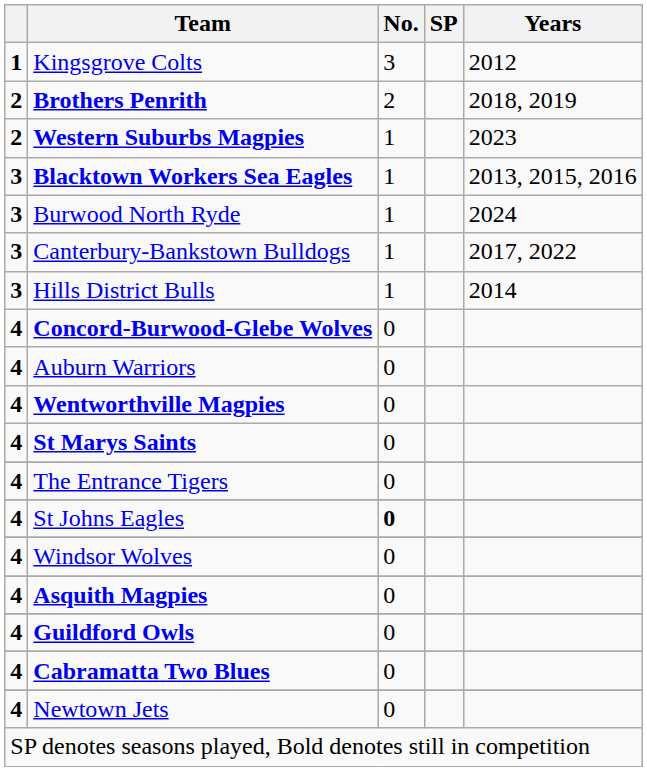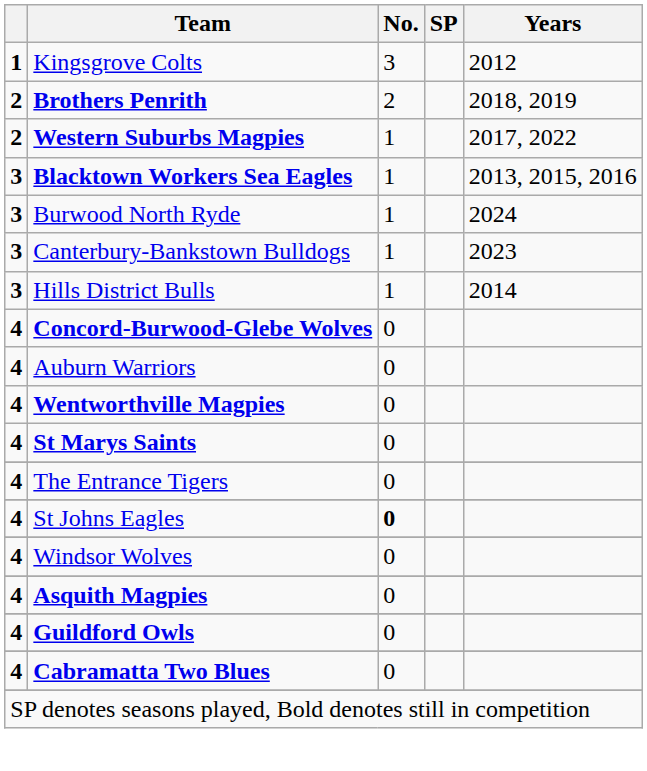(493, 137) 2023 -> (523, 137) 2017, 2022
(523, 251) 2017, 2022 -> (493, 251) 2023
- row: (101, 708)
